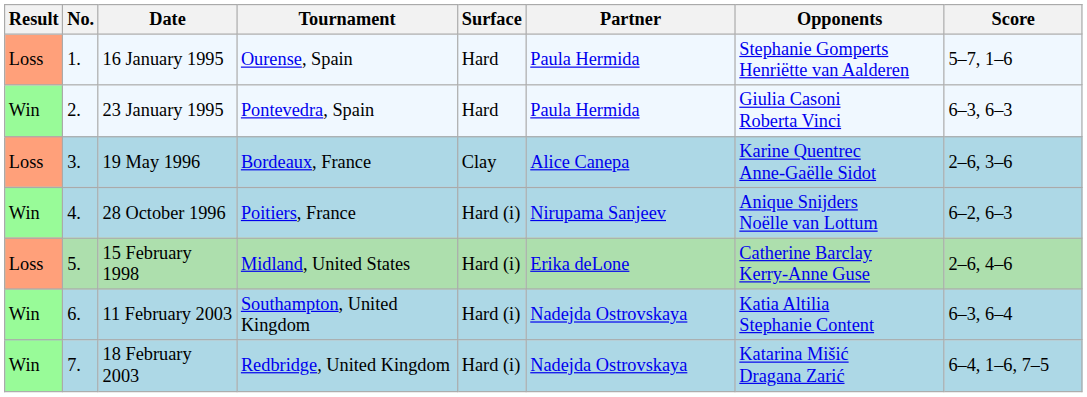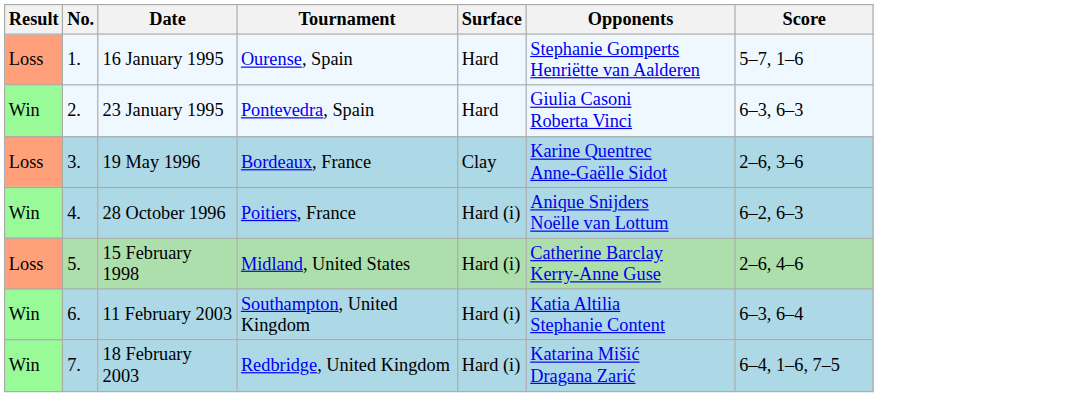- column: (631, 18)
